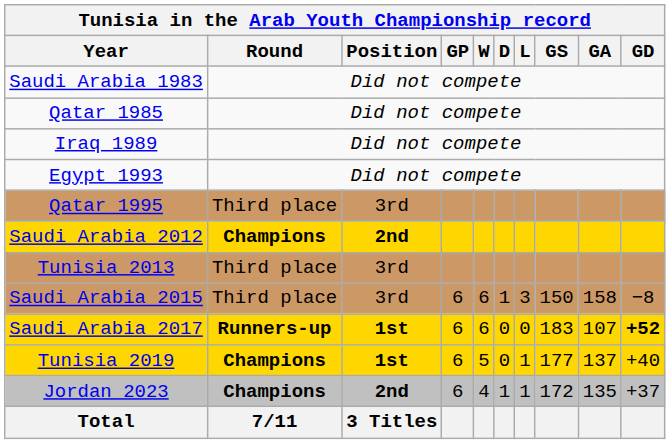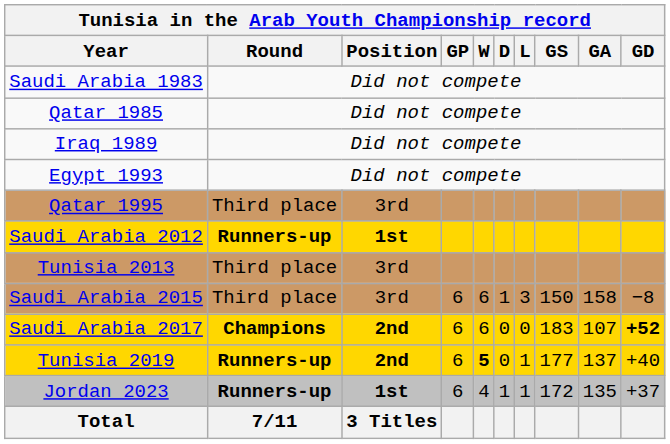(275, 237) Champions -> (275, 237) Runners-up
(392, 237) 2nd -> (392, 237) 1st
(275, 330) Runners-up -> (275, 330) Champions
(392, 330) 1st -> (392, 330) 2nd
(275, 360) Champions -> (275, 360) Runners-up
(392, 360) 1st -> (392, 360) 2nd
(484, 360) normal -> (484, 360) bold
(275, 391) Champions -> (275, 391) Runners-up
(392, 391) 2nd -> (392, 391) 1st
